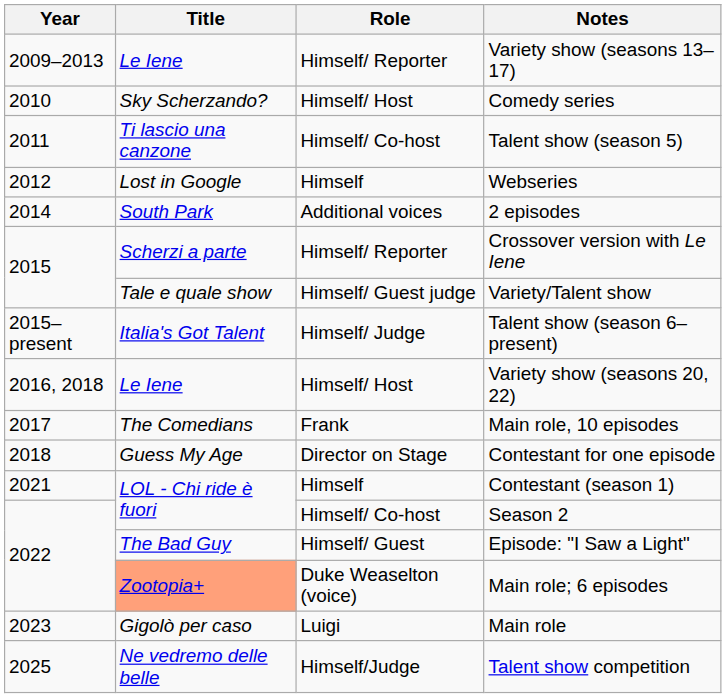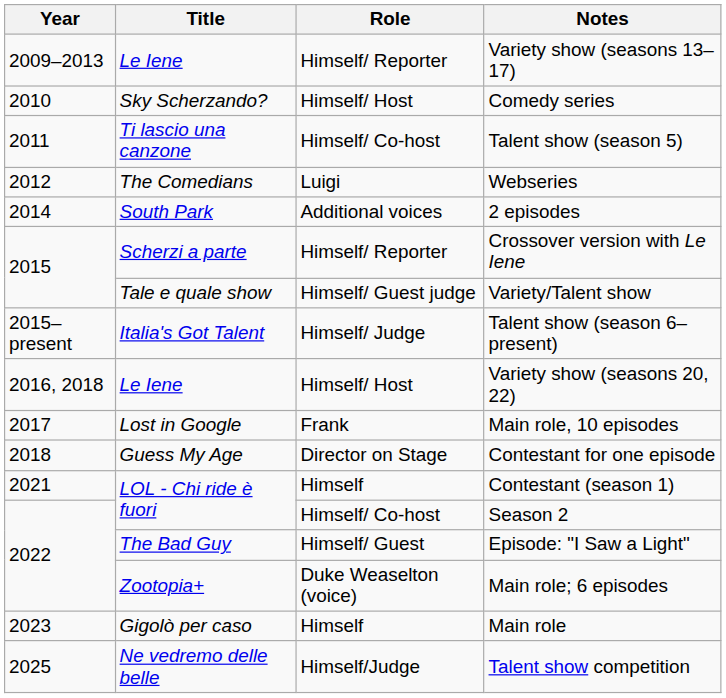(181, 181) Lost in Google -> (186, 181) The Comedians
(332, 181) Himself -> (320, 181) Luigi
(186, 425) The Comedians -> (181, 425) Lost in Google
(162, 585) lightsalmon background -> (162, 585) no background
(320, 625) Luigi -> (332, 625) Himself
